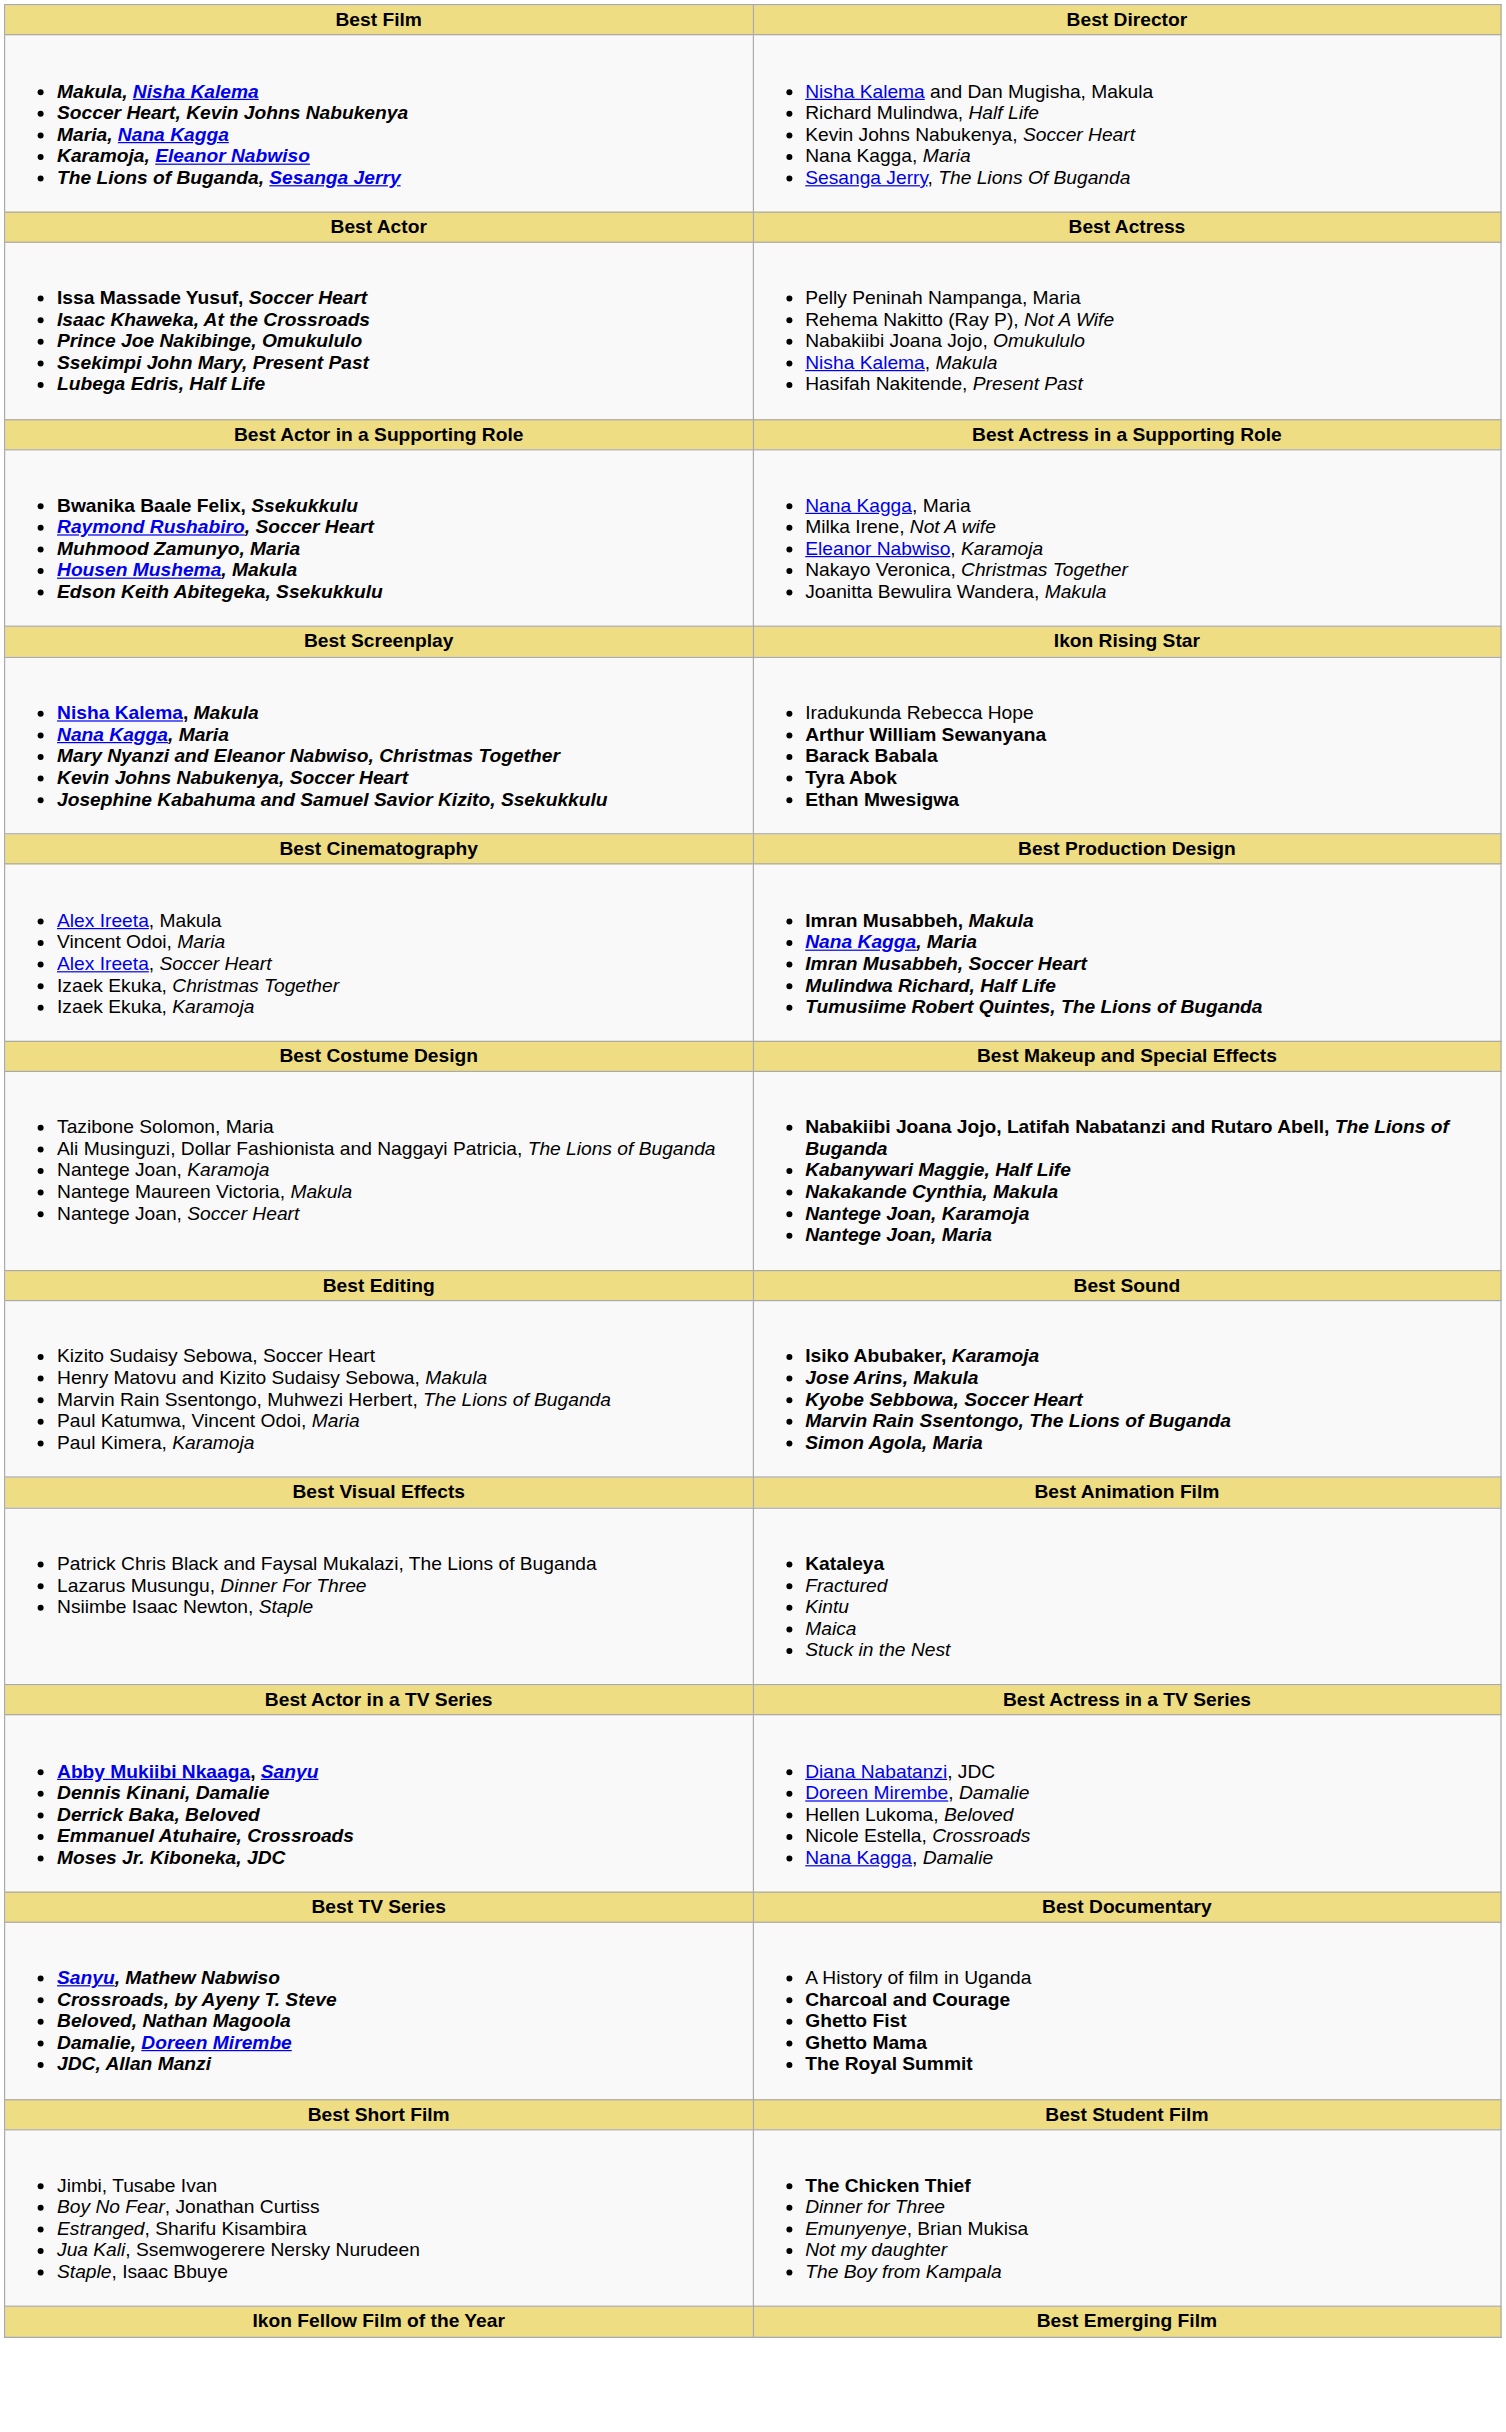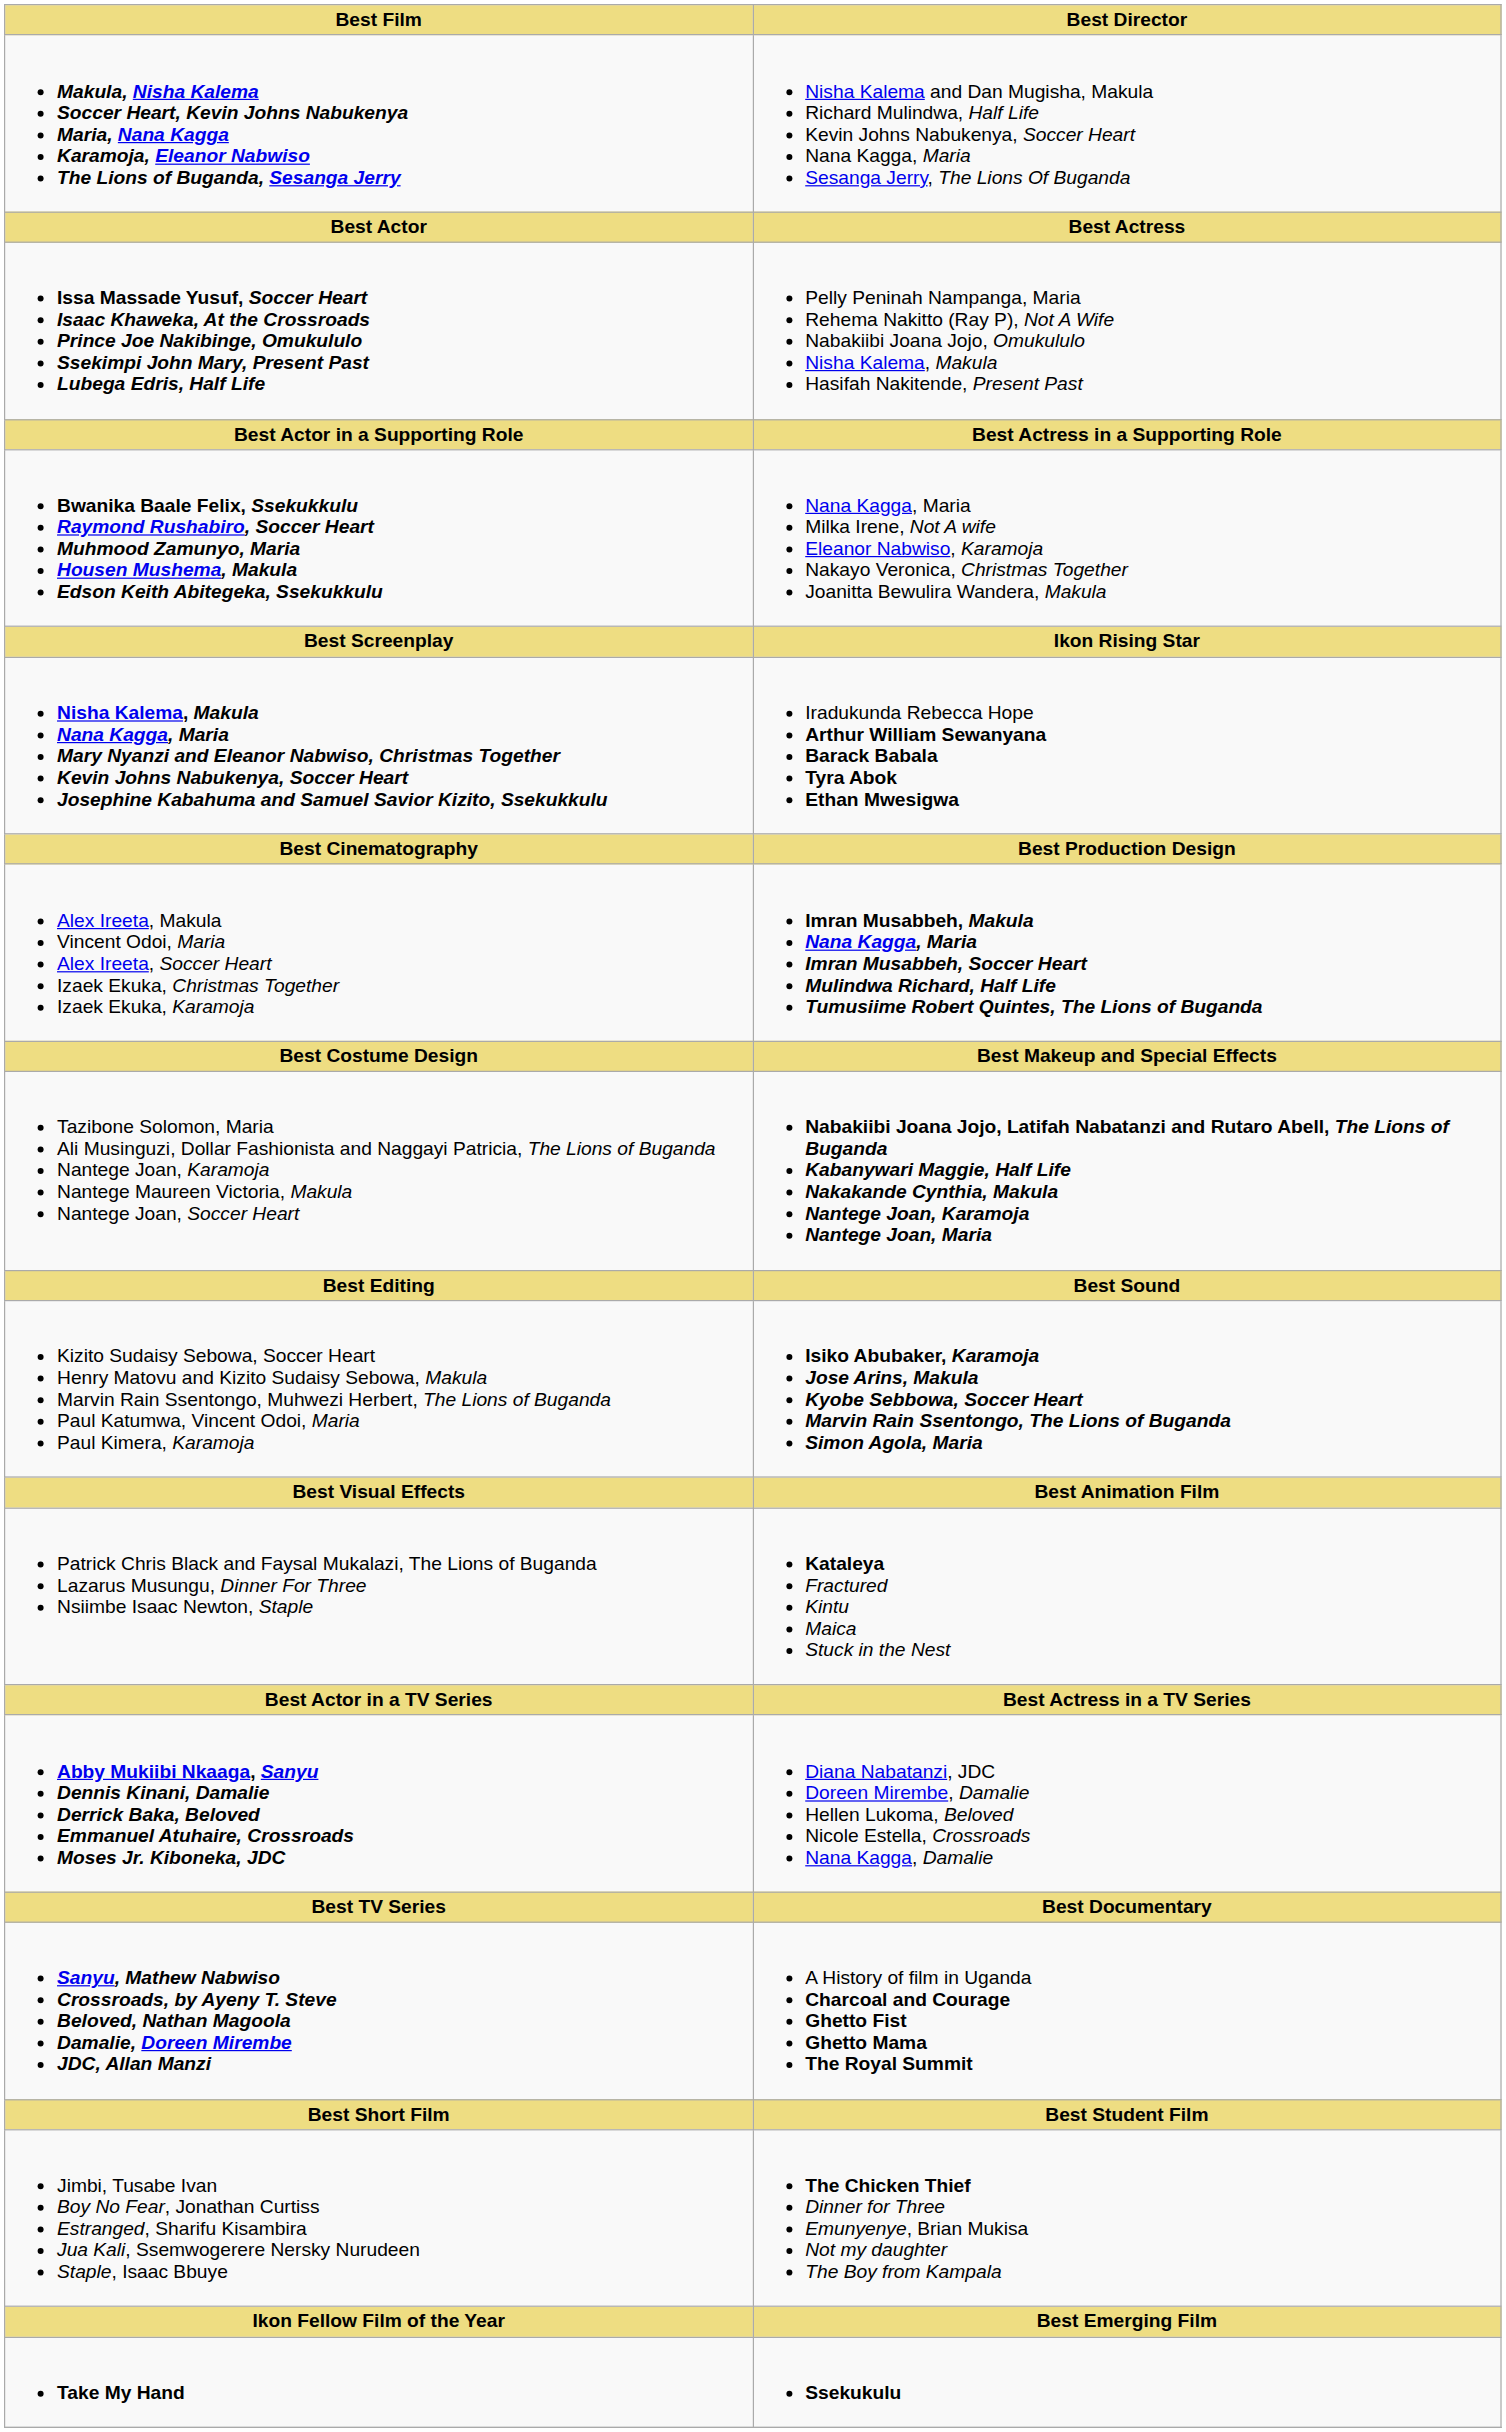+ row: (379, 2393)
